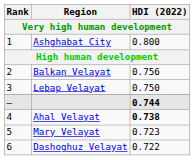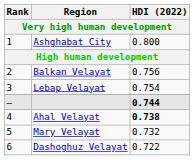(146, 87) 0.750 -> (146, 87) 0.754
(146, 132) 0.723 -> (146, 132) 0.732
